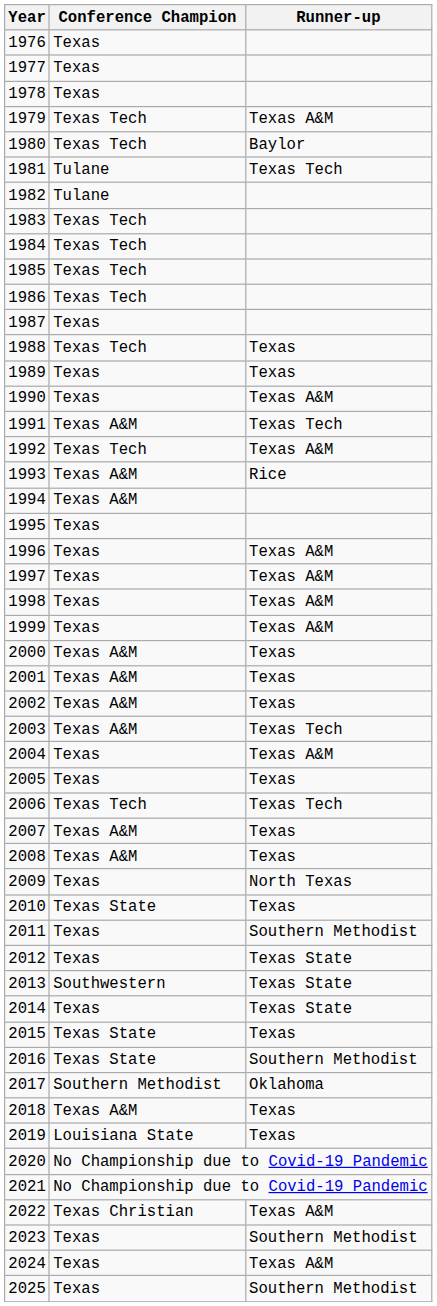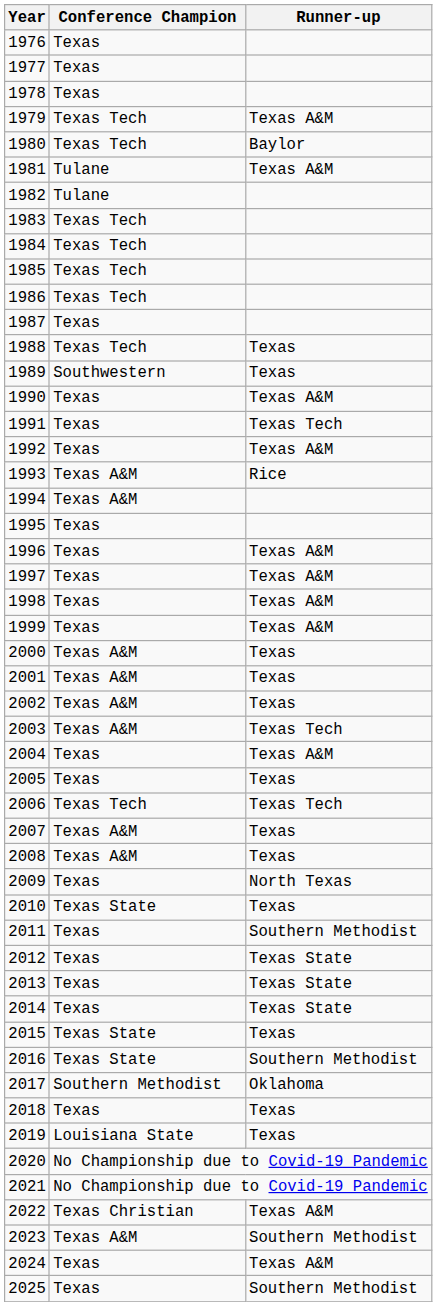(296, 170) Texas Tech -> (291, 170) Texas A&M
(77, 373) Texas -> (109, 373) Southwestern
(95, 424) Texas A&M -> (77, 424) Texas
(100, 450) Texas Tech -> (77, 450) Texas
(109, 983) Southwestern -> (77, 983) Texas
(95, 1111) Texas A&M -> (77, 1111) Texas
(77, 1238) Texas -> (95, 1238) Texas A&M
